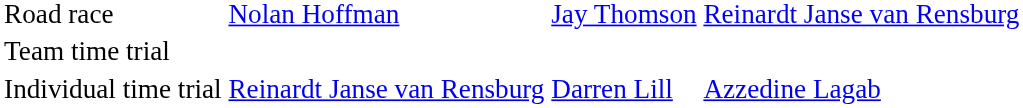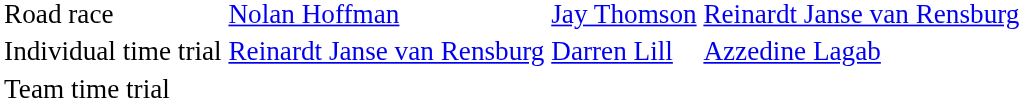rows swapped: (113, 88) <-> (87, 51)
